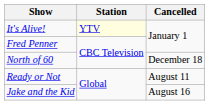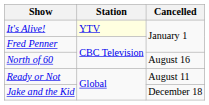(175, 60) December 18 -> (169, 60) August 16
(169, 92) August 16 -> (175, 92) December 18
